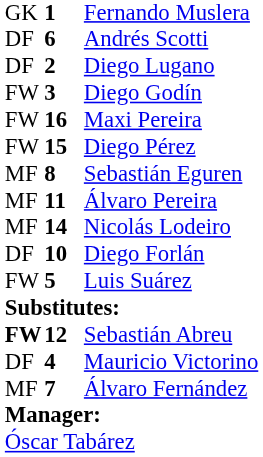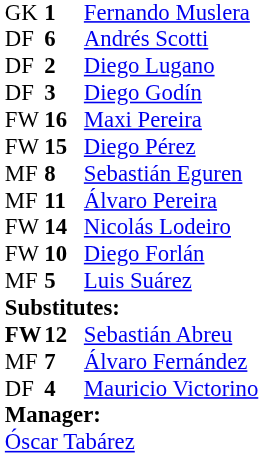(22, 92) FW -> (19, 92) DF
(21, 227) MF -> (22, 227) FW
(19, 253) DF -> (22, 253) FW
(22, 280) FW -> (21, 280) MF
rows swapped: (171, 361) <-> (166, 388)
